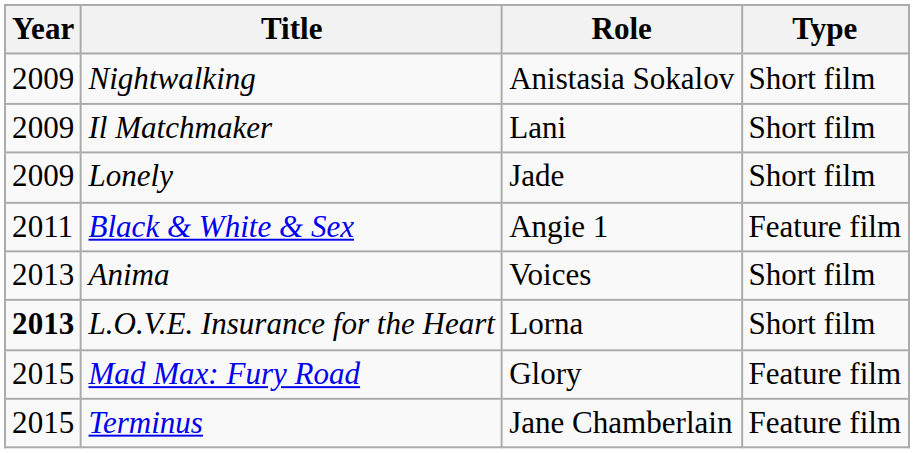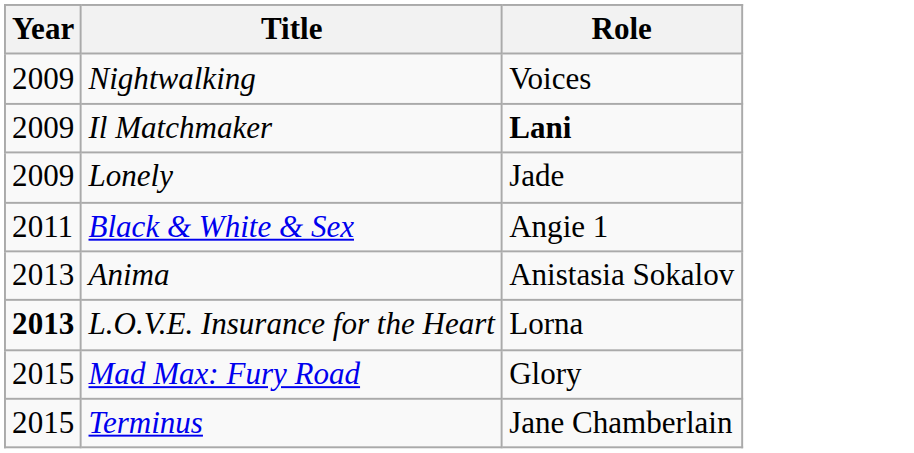- column: (825, 29)
(622, 78) Anistasia Sokalov -> (550, 78) Voices
(538, 127) normal -> (540, 127) bold
(550, 275) Voices -> (622, 275) Anistasia Sokalov
